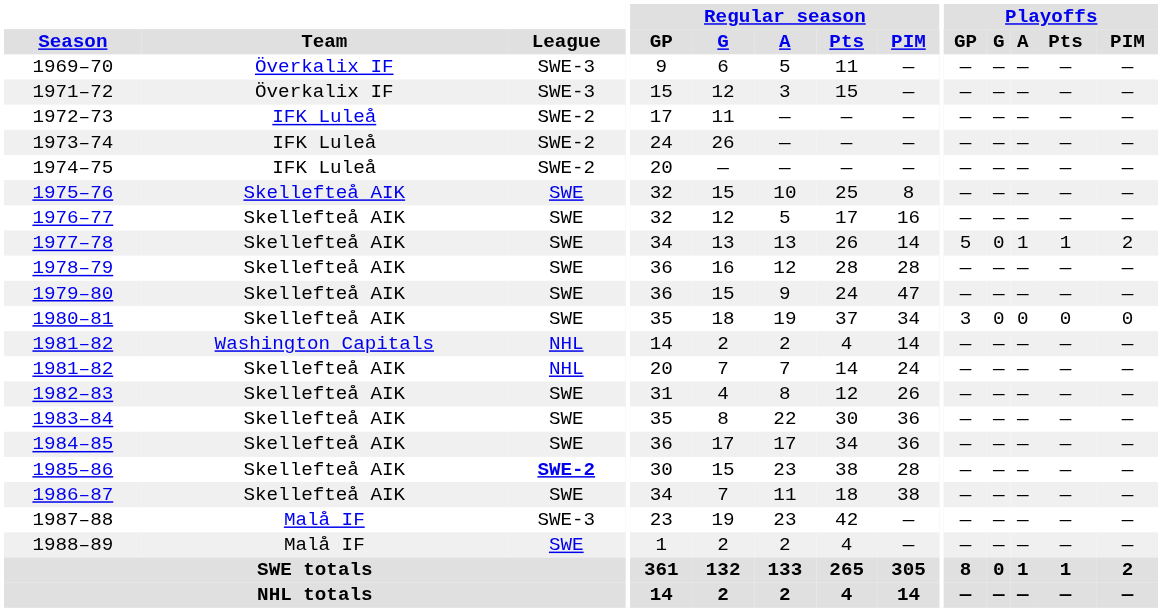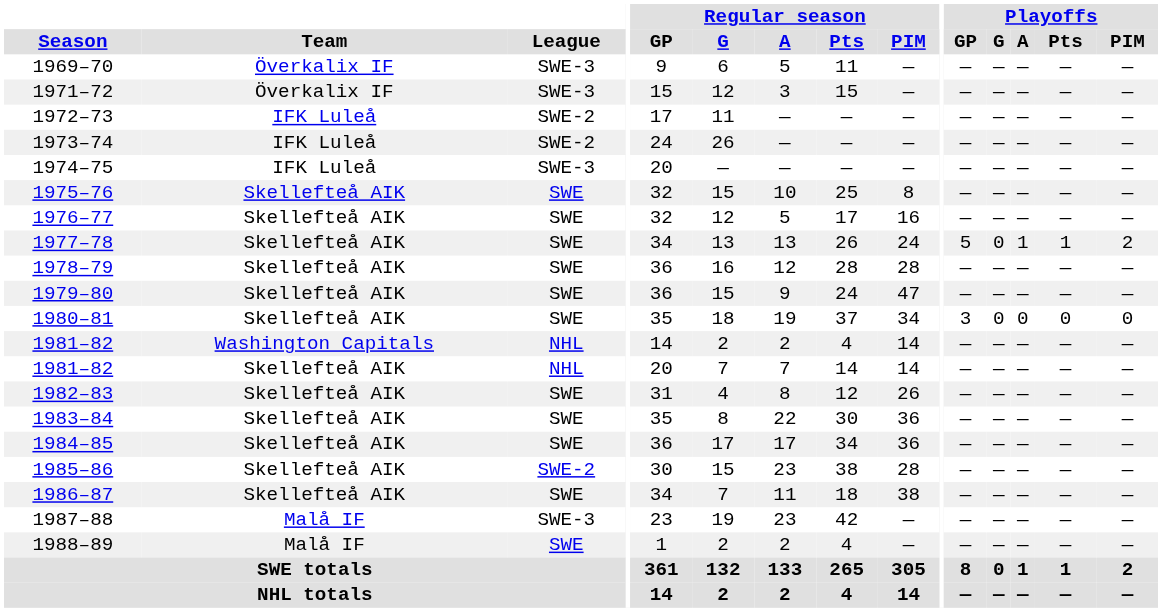(566, 168) SWE-2 -> (566, 168) SWE-3
(908, 243) 14 -> (908, 243) 24
(908, 369) 24 -> (908, 369) 14
(566, 469) bold -> (566, 469) normal
